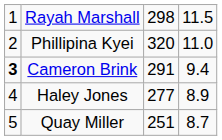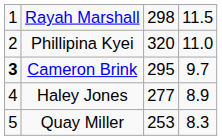(161, 69) 291 -> (161, 69) 295
(198, 69) 9.4 -> (198, 69) 9.7
(161, 122) 251 -> (161, 122) 253
(198, 122) 8.7 -> (198, 122) 8.3
